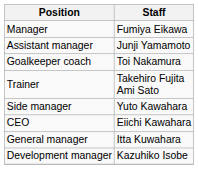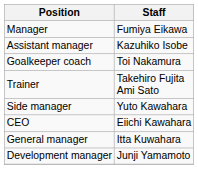(154, 45) Junji Yamamoto -> (152, 45) Kazuhiko Isobe
(152, 156) Kazuhiko Isobe -> (154, 156) Junji Yamamoto
